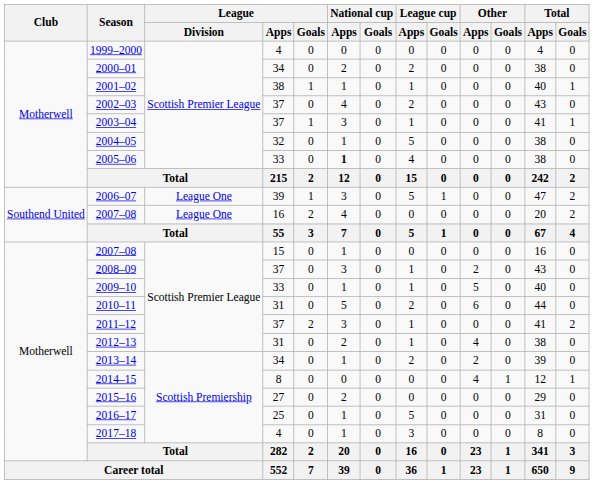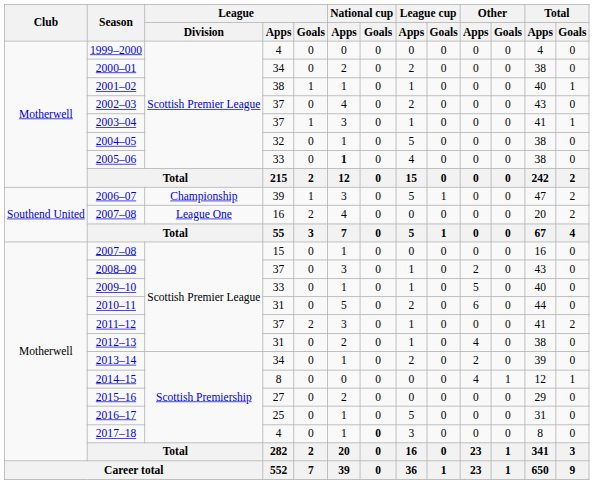(204, 196) League One -> (204, 196) Championship
(378, 433) normal -> (378, 433) bold
